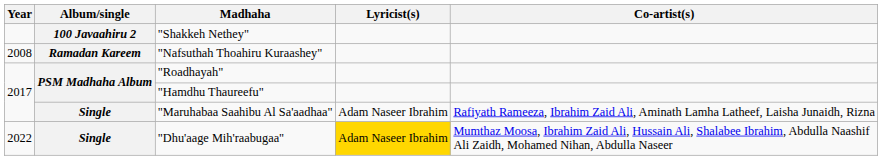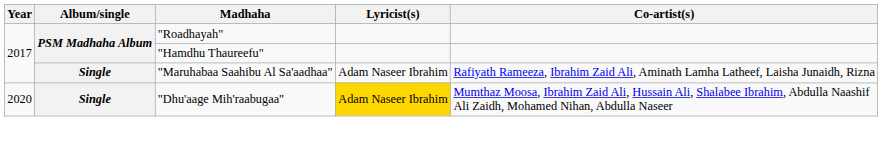- row: (203, 33)
- row: (240, 53)
(20, 138) 2022 -> (20, 99) 2020
